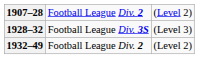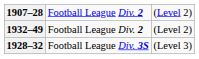rows swapped: (25, 29) <-> (25, 45)
